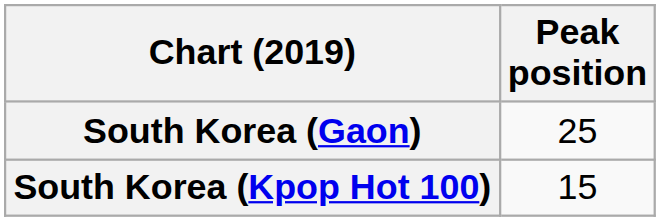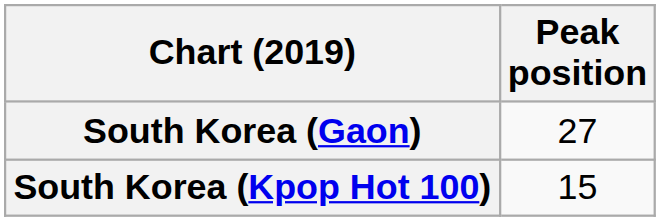(577, 130) 25 -> (577, 130) 27
